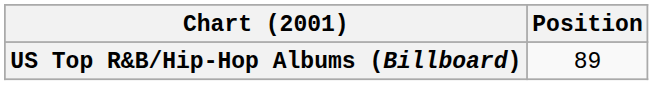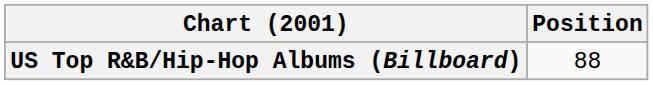(588, 61) 89 -> (588, 61) 88
